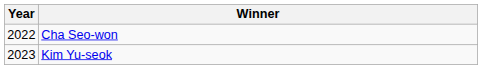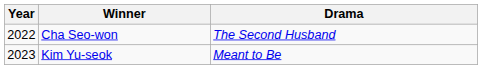+ column: (344, 14)
